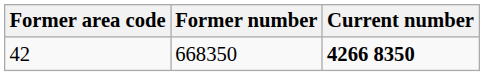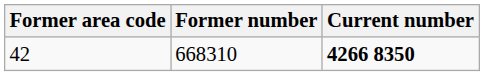(206, 53) 668350 -> (206, 53) 668310
